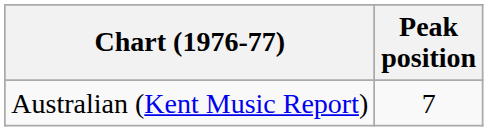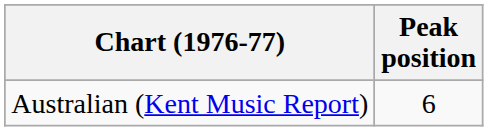(429, 102) 7 -> (429, 102) 6
